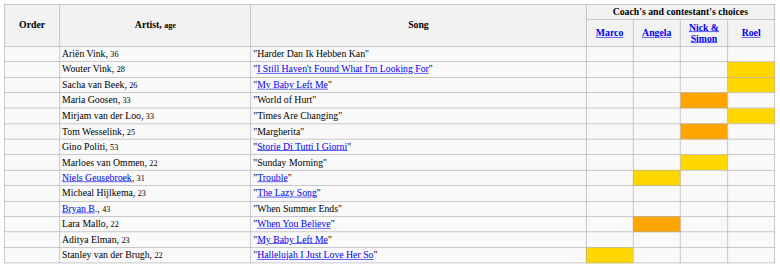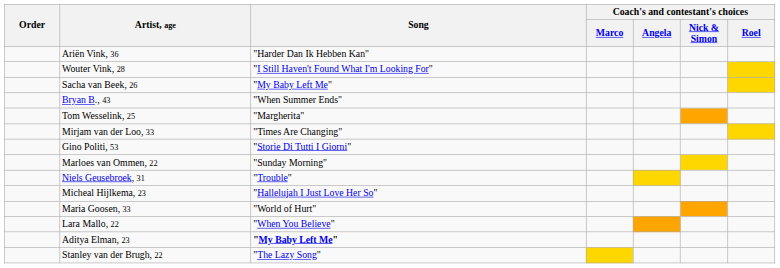rows swapped: (86, 208) <-> (96, 100)
rows swapped: (108, 116) <-> (99, 131)
(287, 193) "The Lazy Song" -> (315, 193) "Hallelujah I Just Love Her So"
(293, 239) normal -> (296, 239) bold
(315, 255) "Hallelujah I Just Love Her So" -> (287, 255) "The Lazy Song"
